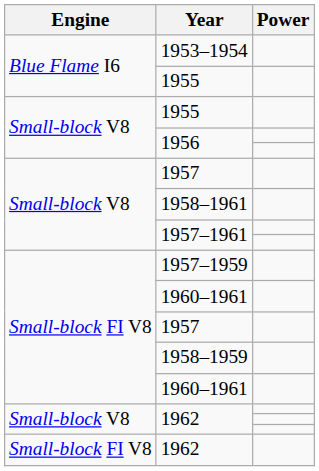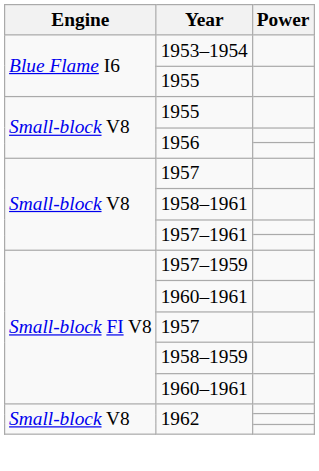- row: (80, 449)
